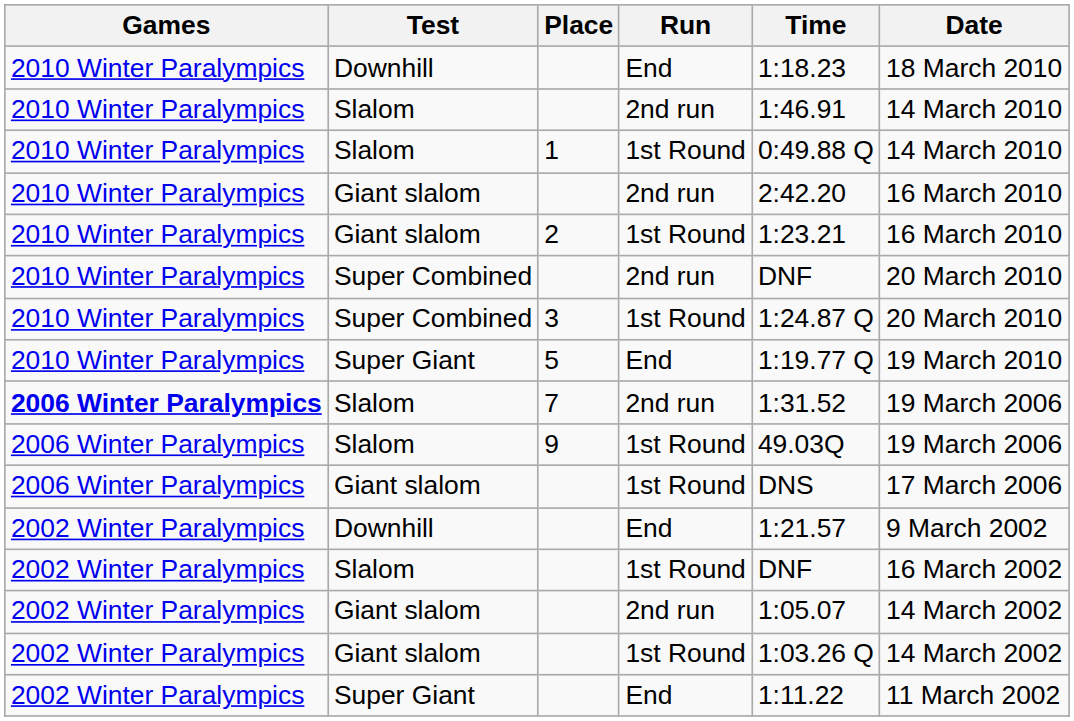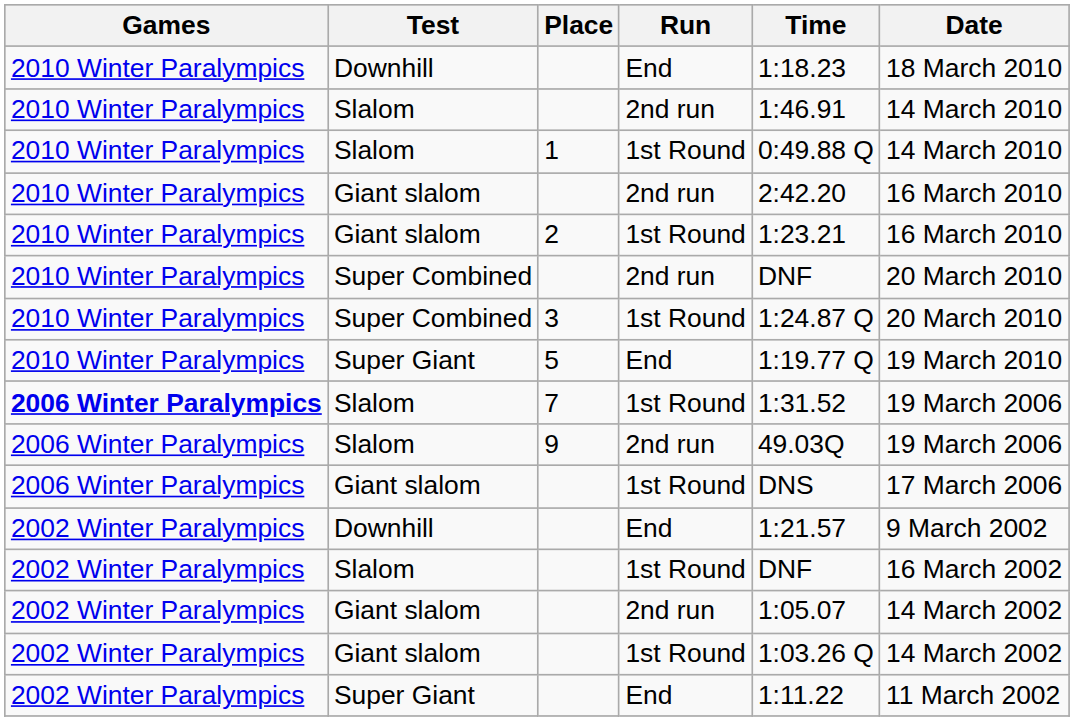(670, 402) 2nd run -> (686, 402) 1st Round
(686, 444) 1st Round -> (670, 444) 2nd run
